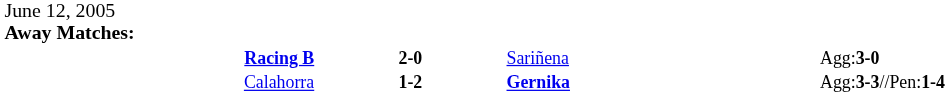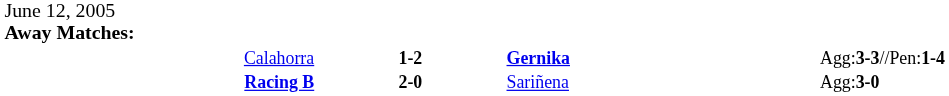rows swapped: (279, 57) <-> (279, 82)
